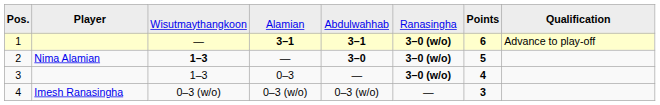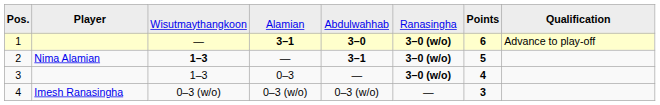(357, 42) 3–1 -> (357, 42) 3–0
(357, 59) 3–0 -> (357, 59) 3–1
